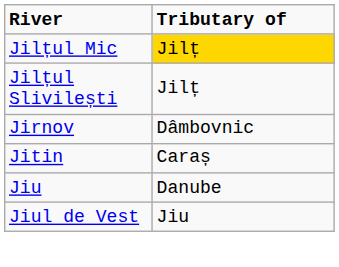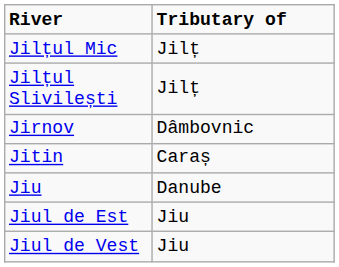(178, 49) gold background -> (178, 49) no background
+ row: (69, 217)
